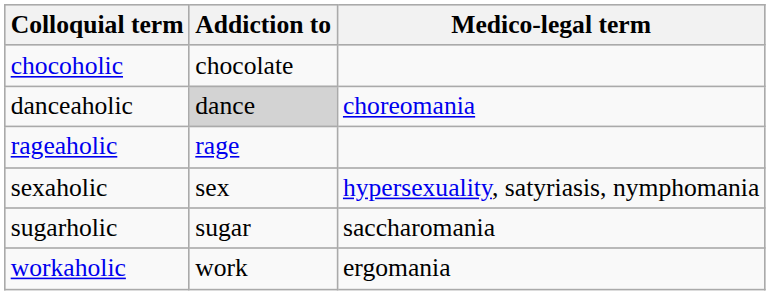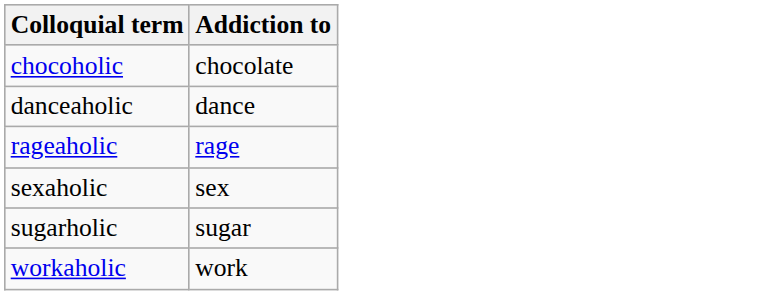- column: (551, 24)
(225, 106) lightgrey background -> (225, 106) no background
